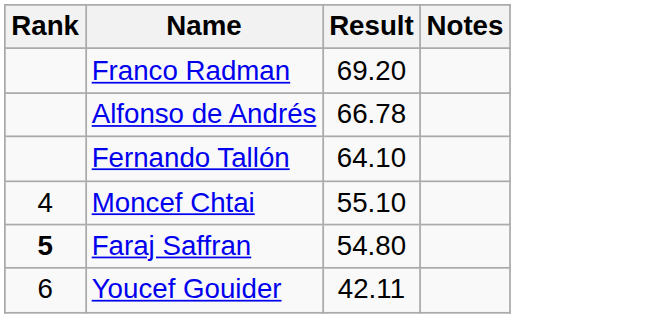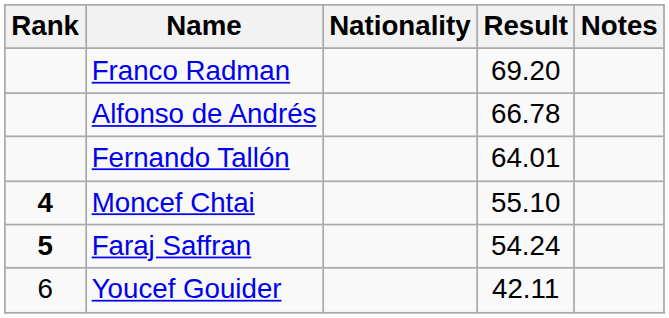+ column: (400, 26)
(371, 158) 64.10 -> (526, 158) 64.01
(45, 202) normal -> (45, 202) bold
(371, 245) 54.80 -> (526, 245) 54.24
